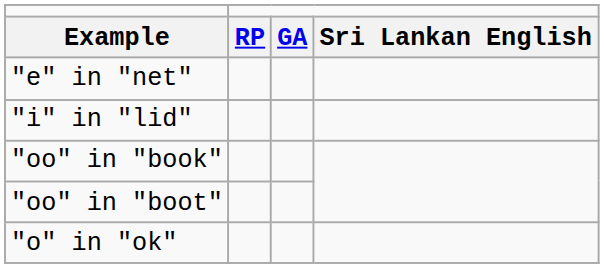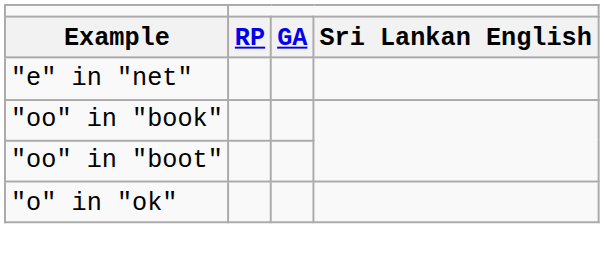- row: (102, 120)
